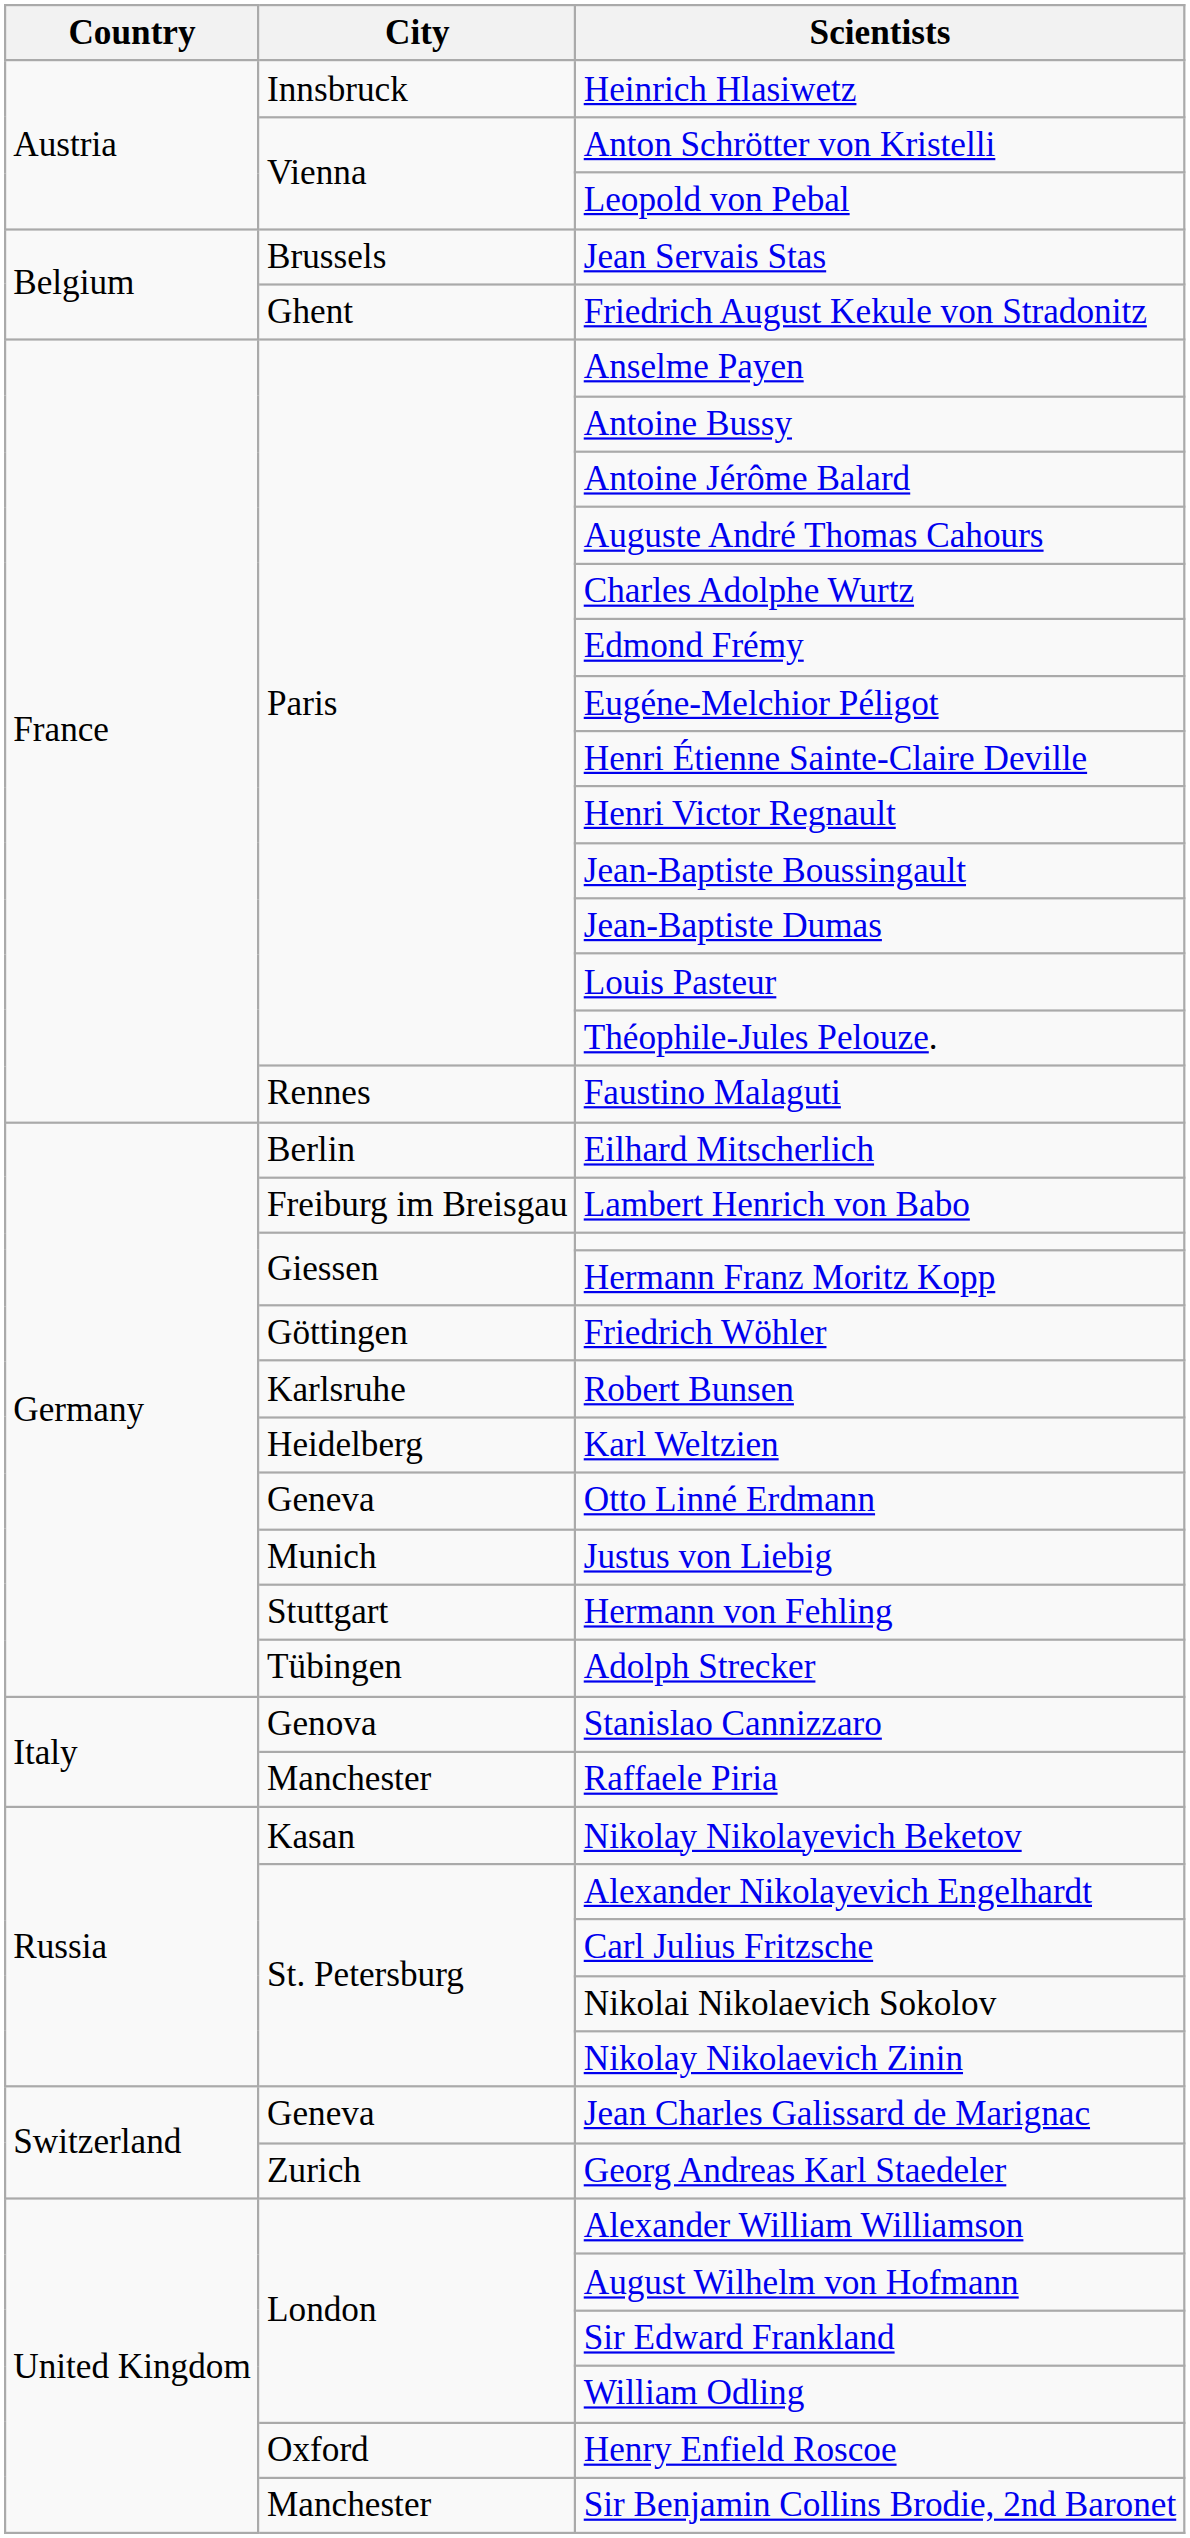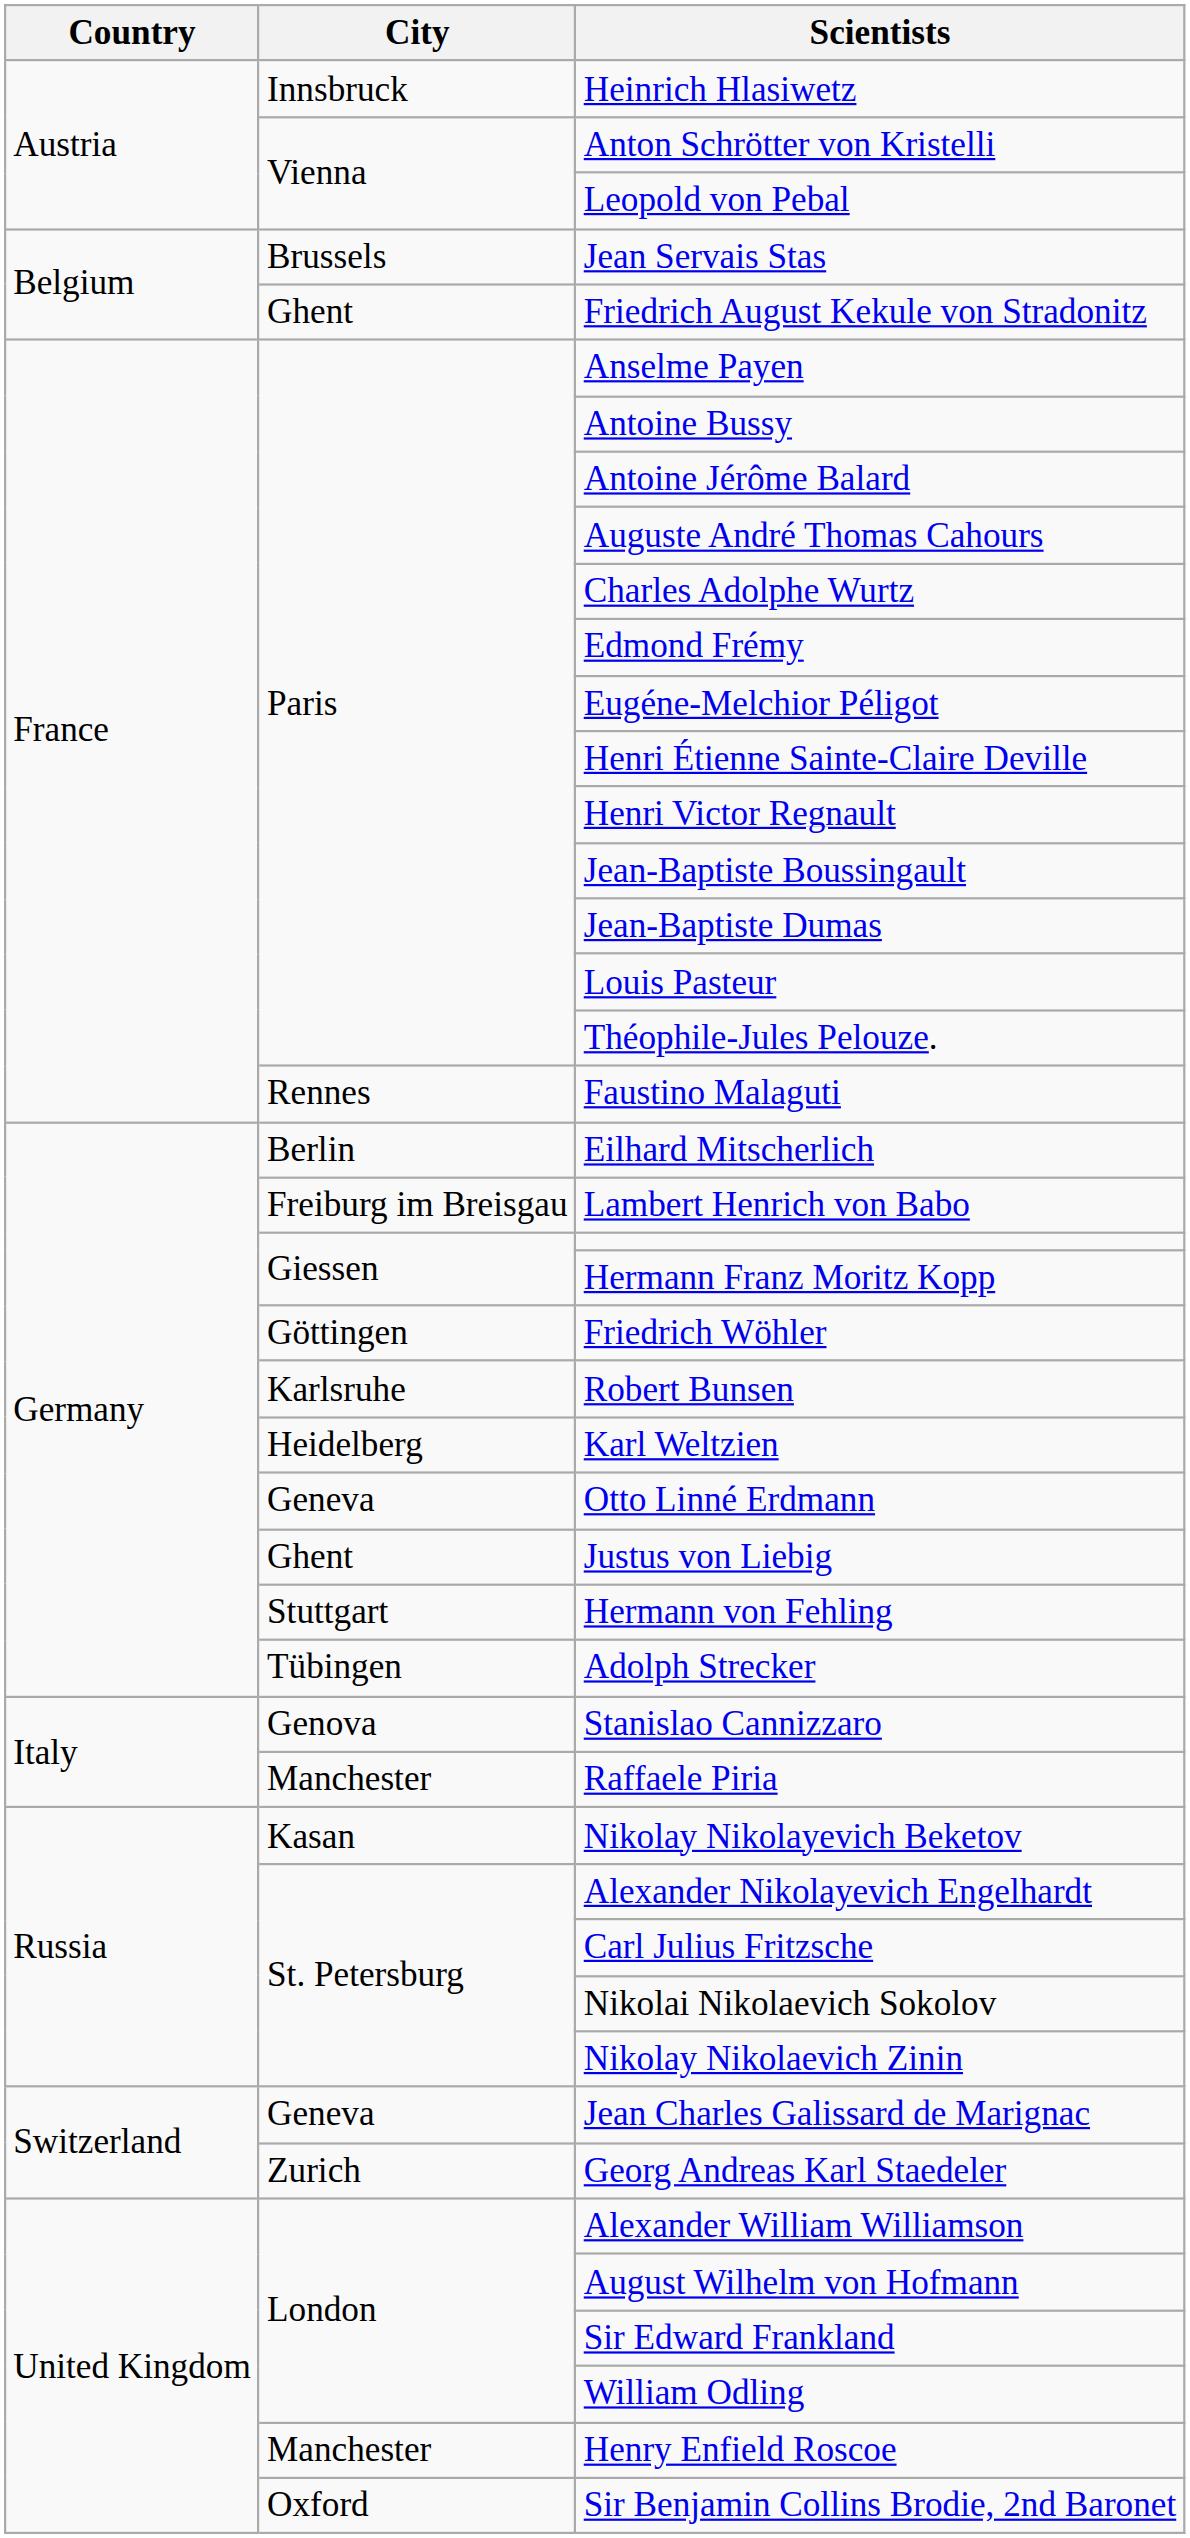(322, 1555) Munich -> (310, 1555) Ghent
(318, 2449) Oxford -> (349, 2449) Manchester
(349, 2504) Manchester -> (318, 2504) Oxford
